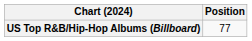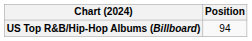(225, 28) 77 -> (225, 28) 94
